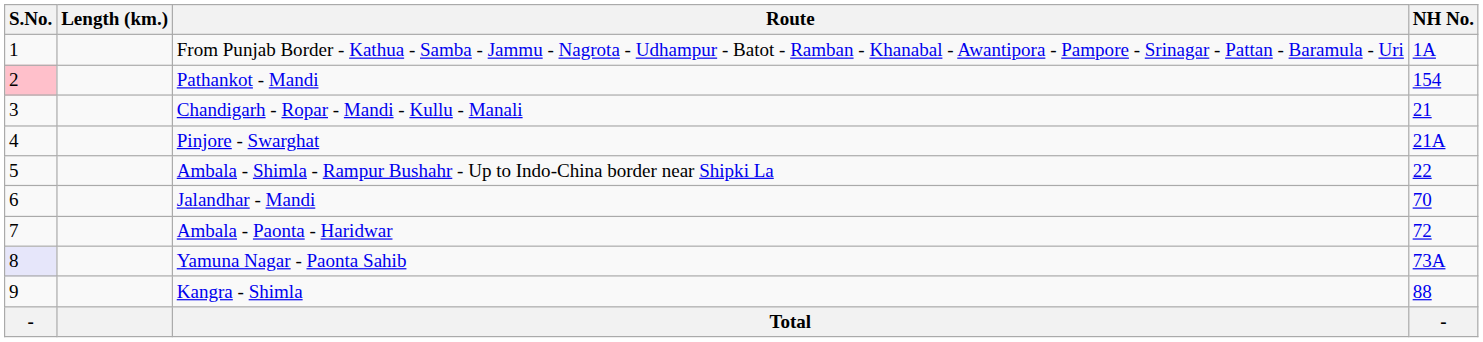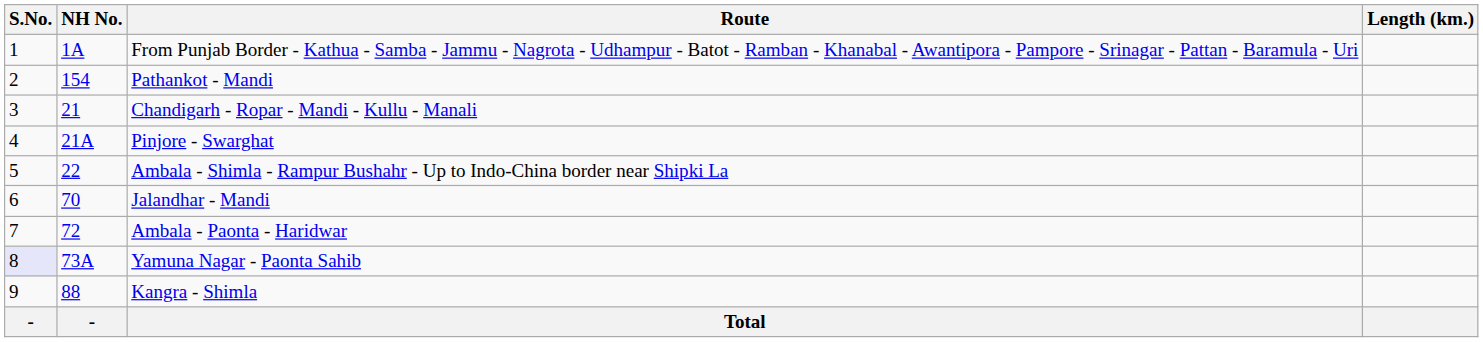columns swapped: (1443, 19) <-> (115, 19)
(14, 79) pink background -> (14, 79) no background
